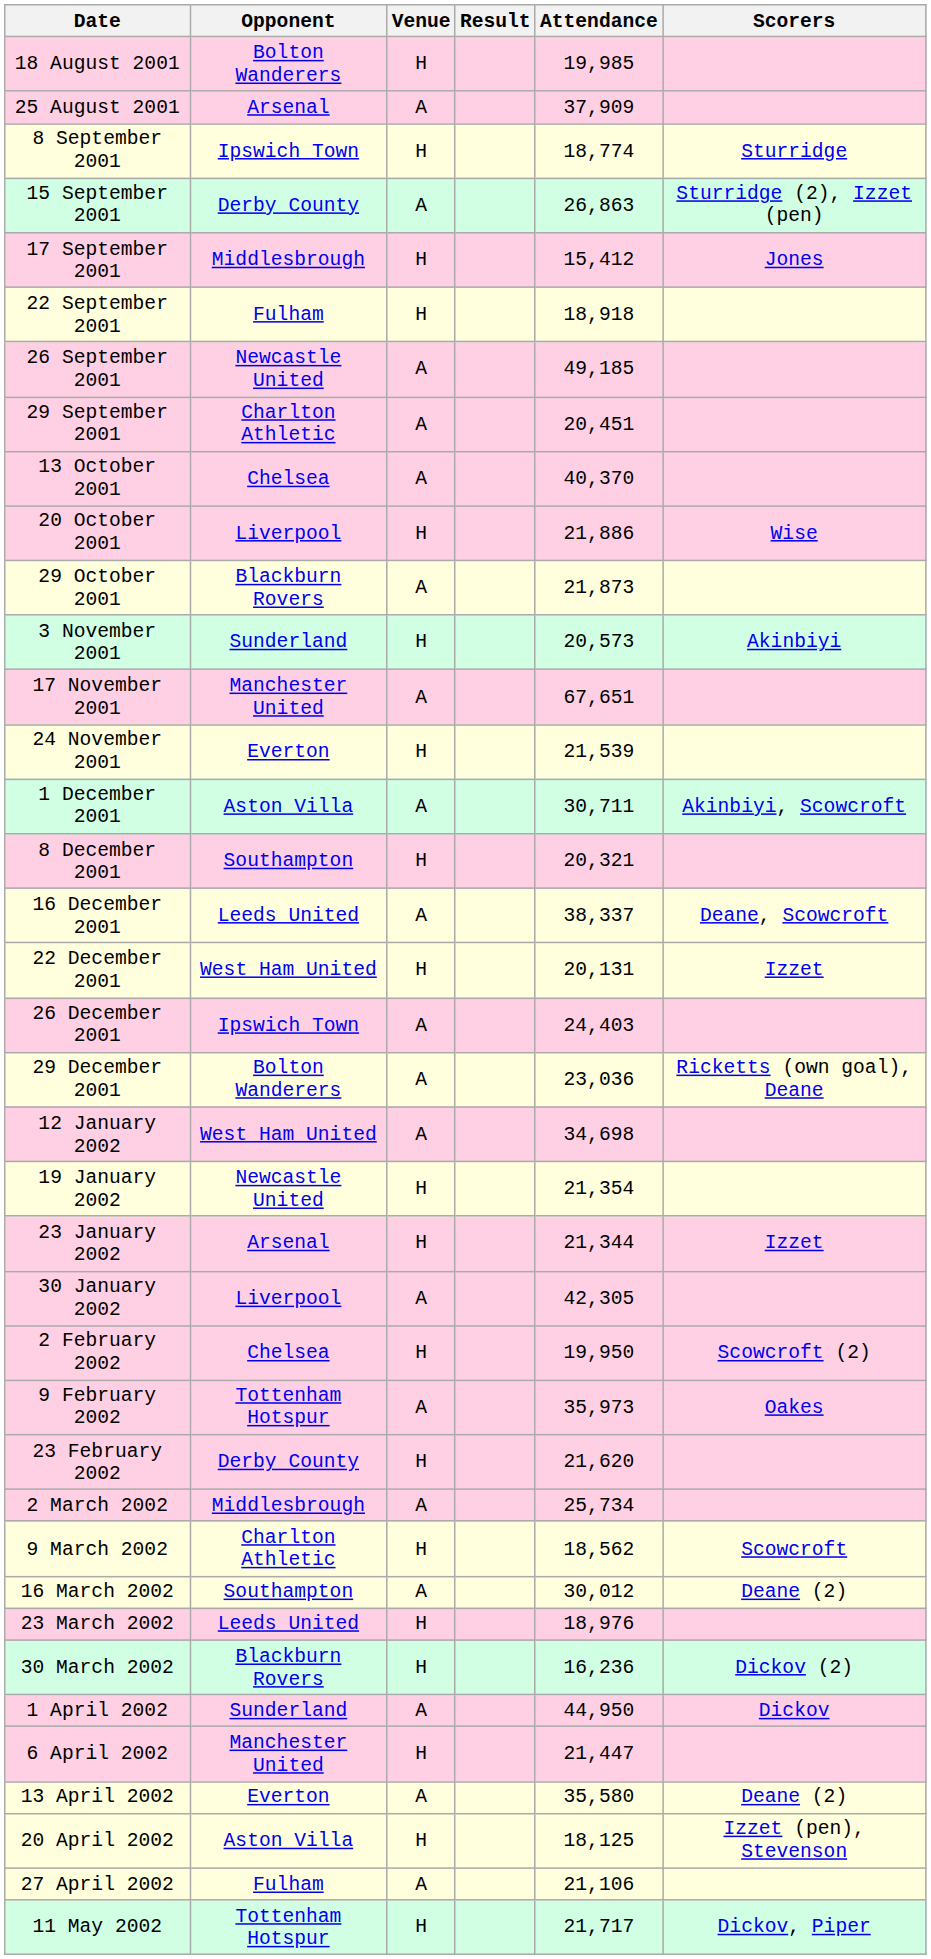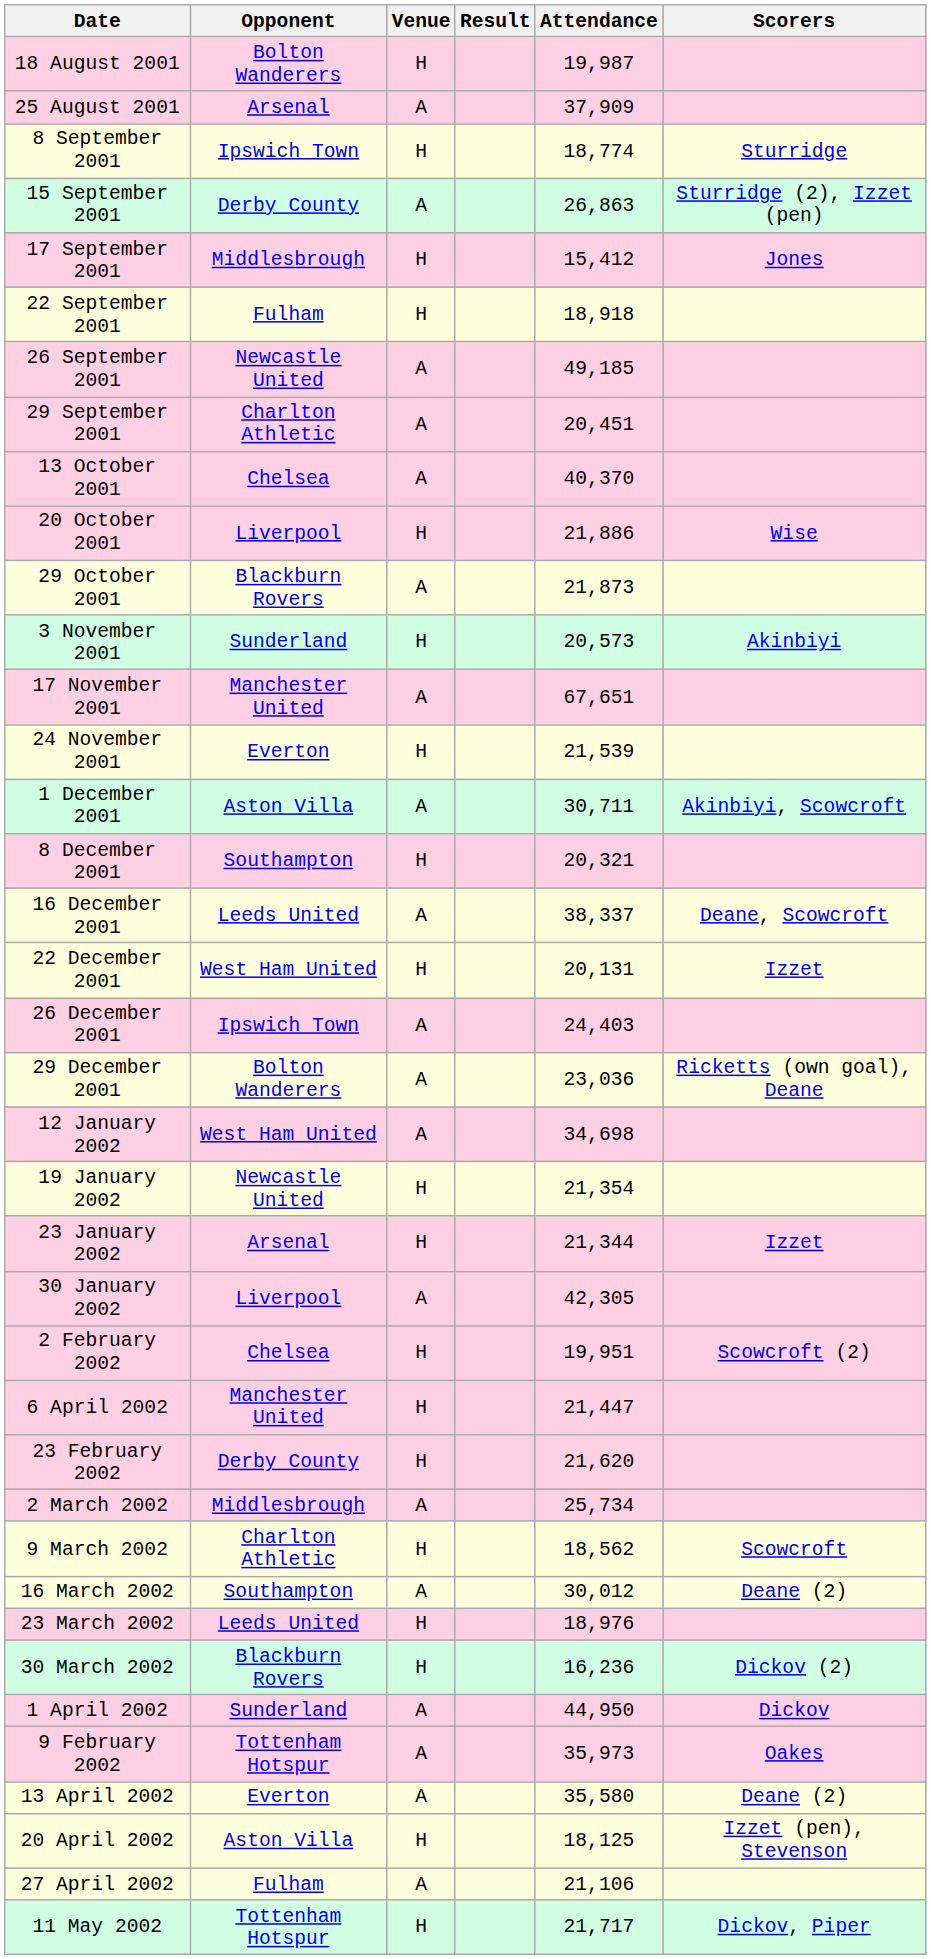(599, 64) 19,985 -> (599, 64) 19,987
(599, 1353) 19,950 -> (599, 1353) 19,951
rows swapped: (97, 1407) <-> (97, 1754)
